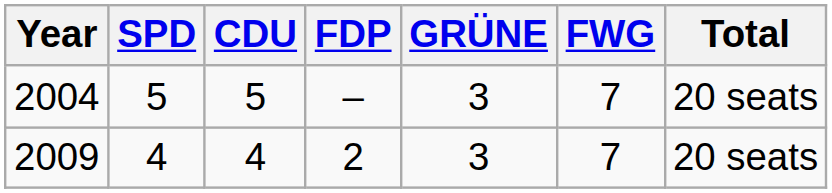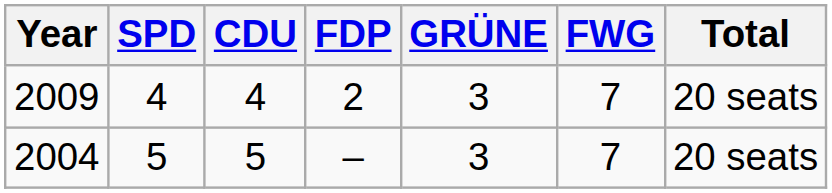rows swapped: (57, 156) <-> (57, 95)
